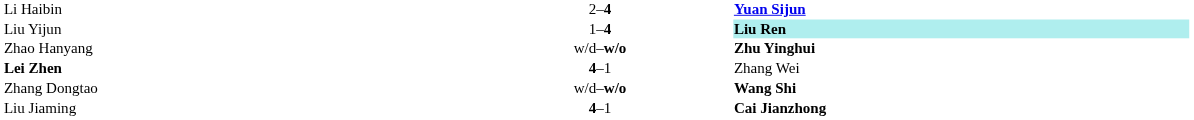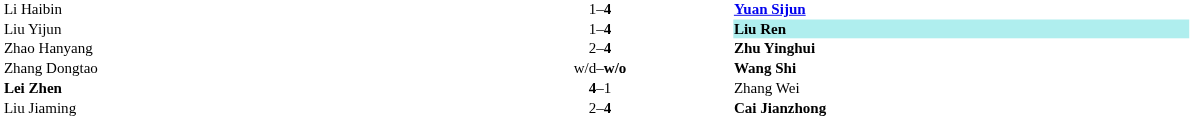(600, 9) 2–4 -> (600, 9) 1–4
(600, 48) w/d–w/o -> (600, 48) 2–4
rows swapped: (51, 88) <-> (33, 68)
(600, 107) 4–1 -> (600, 107) 2–4
